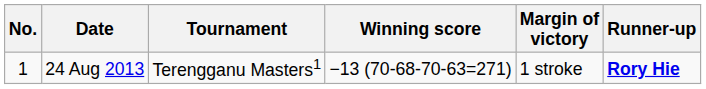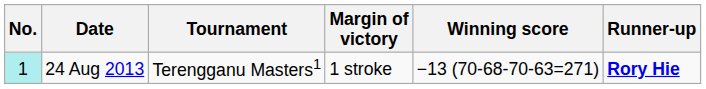columns swapped: (420, 29) <-> (559, 29)
(23, 68) no background -> (23, 68) paleturquoise background
